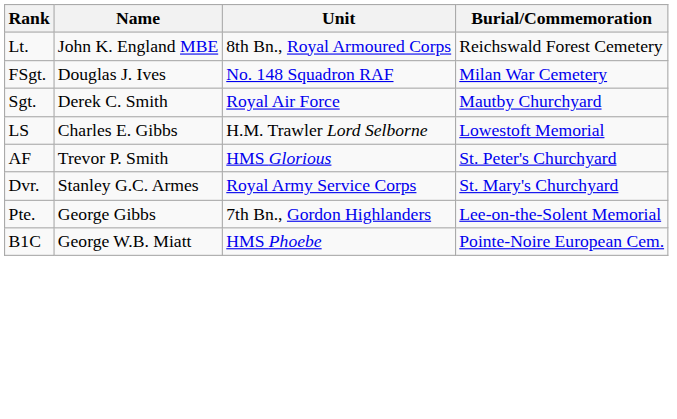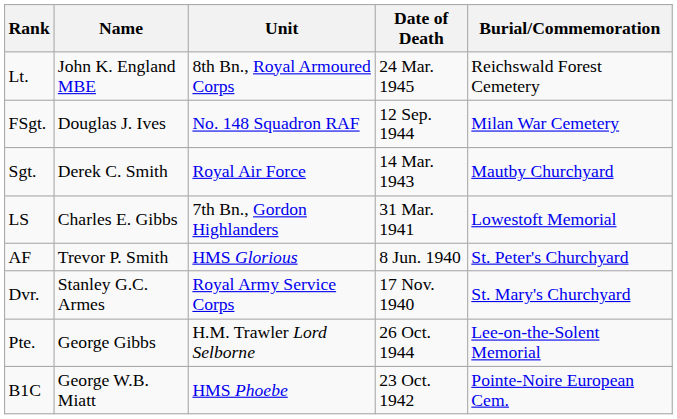+ column: (421, 28)
(327, 130) H.M. Trawler Lord Selborne -> (250, 219) 7th Bn., Gordon Highlanders
(329, 213) 7th Bn., Gordon Highlanders -> (260, 342) H.M. Trawler Lord Selborne
